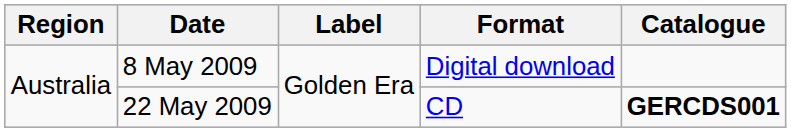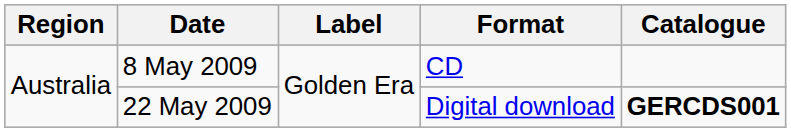(520, 65) Digital download -> (444, 65) CD
(444, 106) CD -> (520, 106) Digital download
